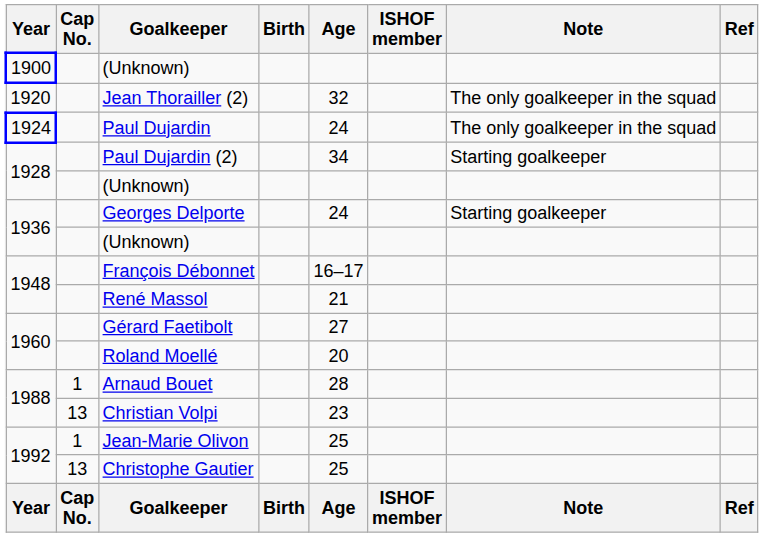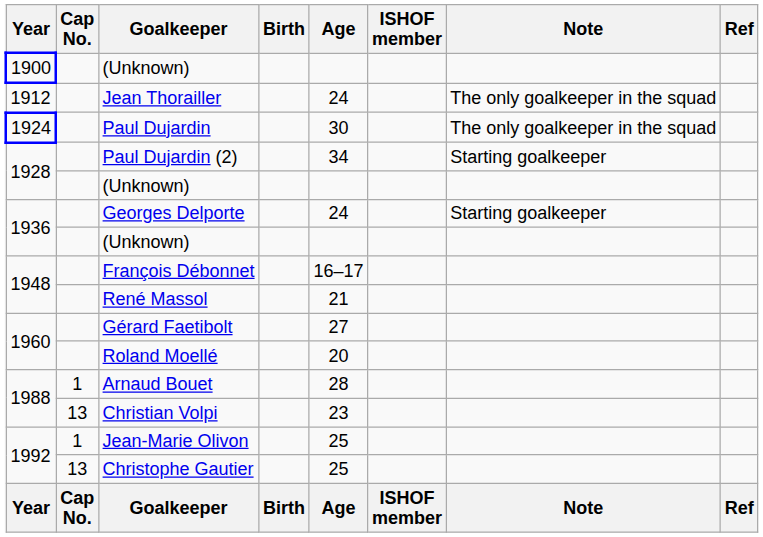+ row: (30, 98)
- row: (30, 98)
(338, 128) 24 -> (338, 128) 30
